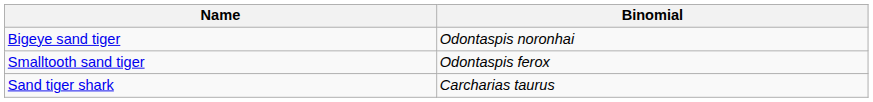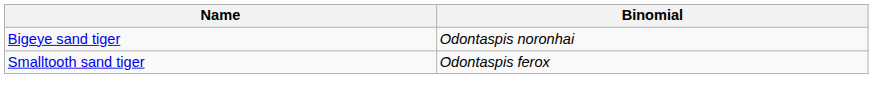- row: (61, 85)
